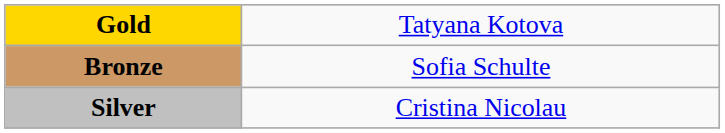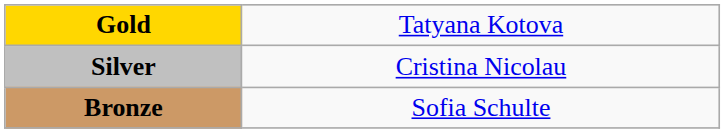rows swapped: (123, 107) <-> (123, 66)
